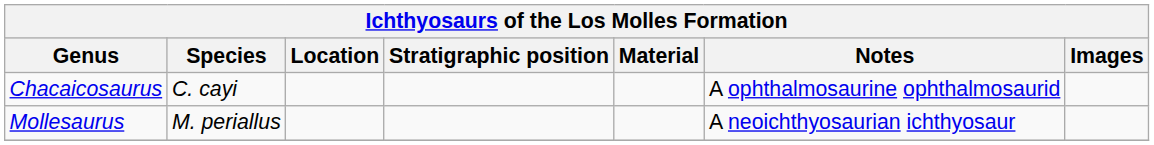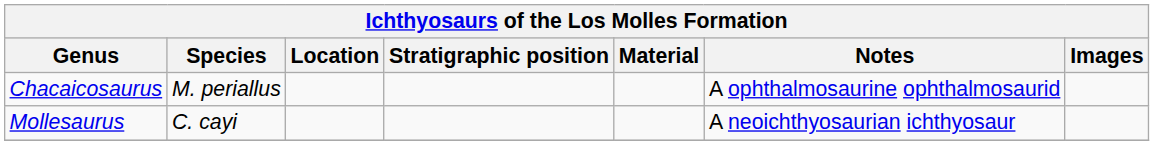(204, 88) C. cayi -> (226, 88) M. periallus
(226, 122) M. periallus -> (204, 122) C. cayi
